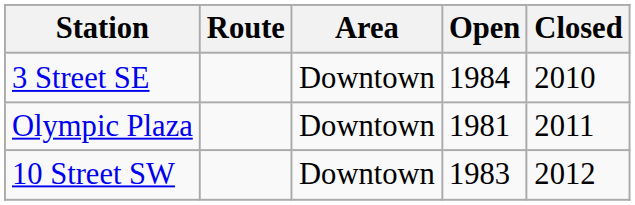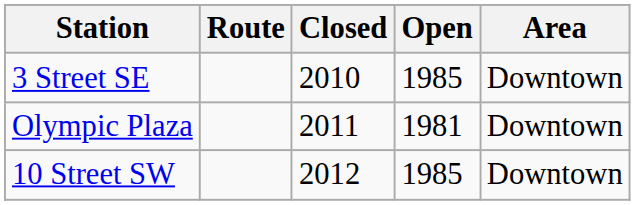columns swapped: (367, 28) <-> (579, 28)
(480, 77) 1984 -> (432, 77) 1985
(480, 174) 1983 -> (432, 174) 1985
